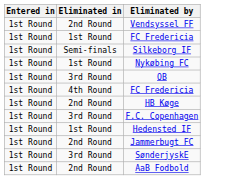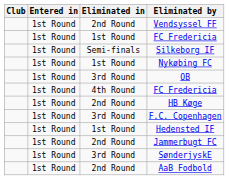+ column: (16, 11)
